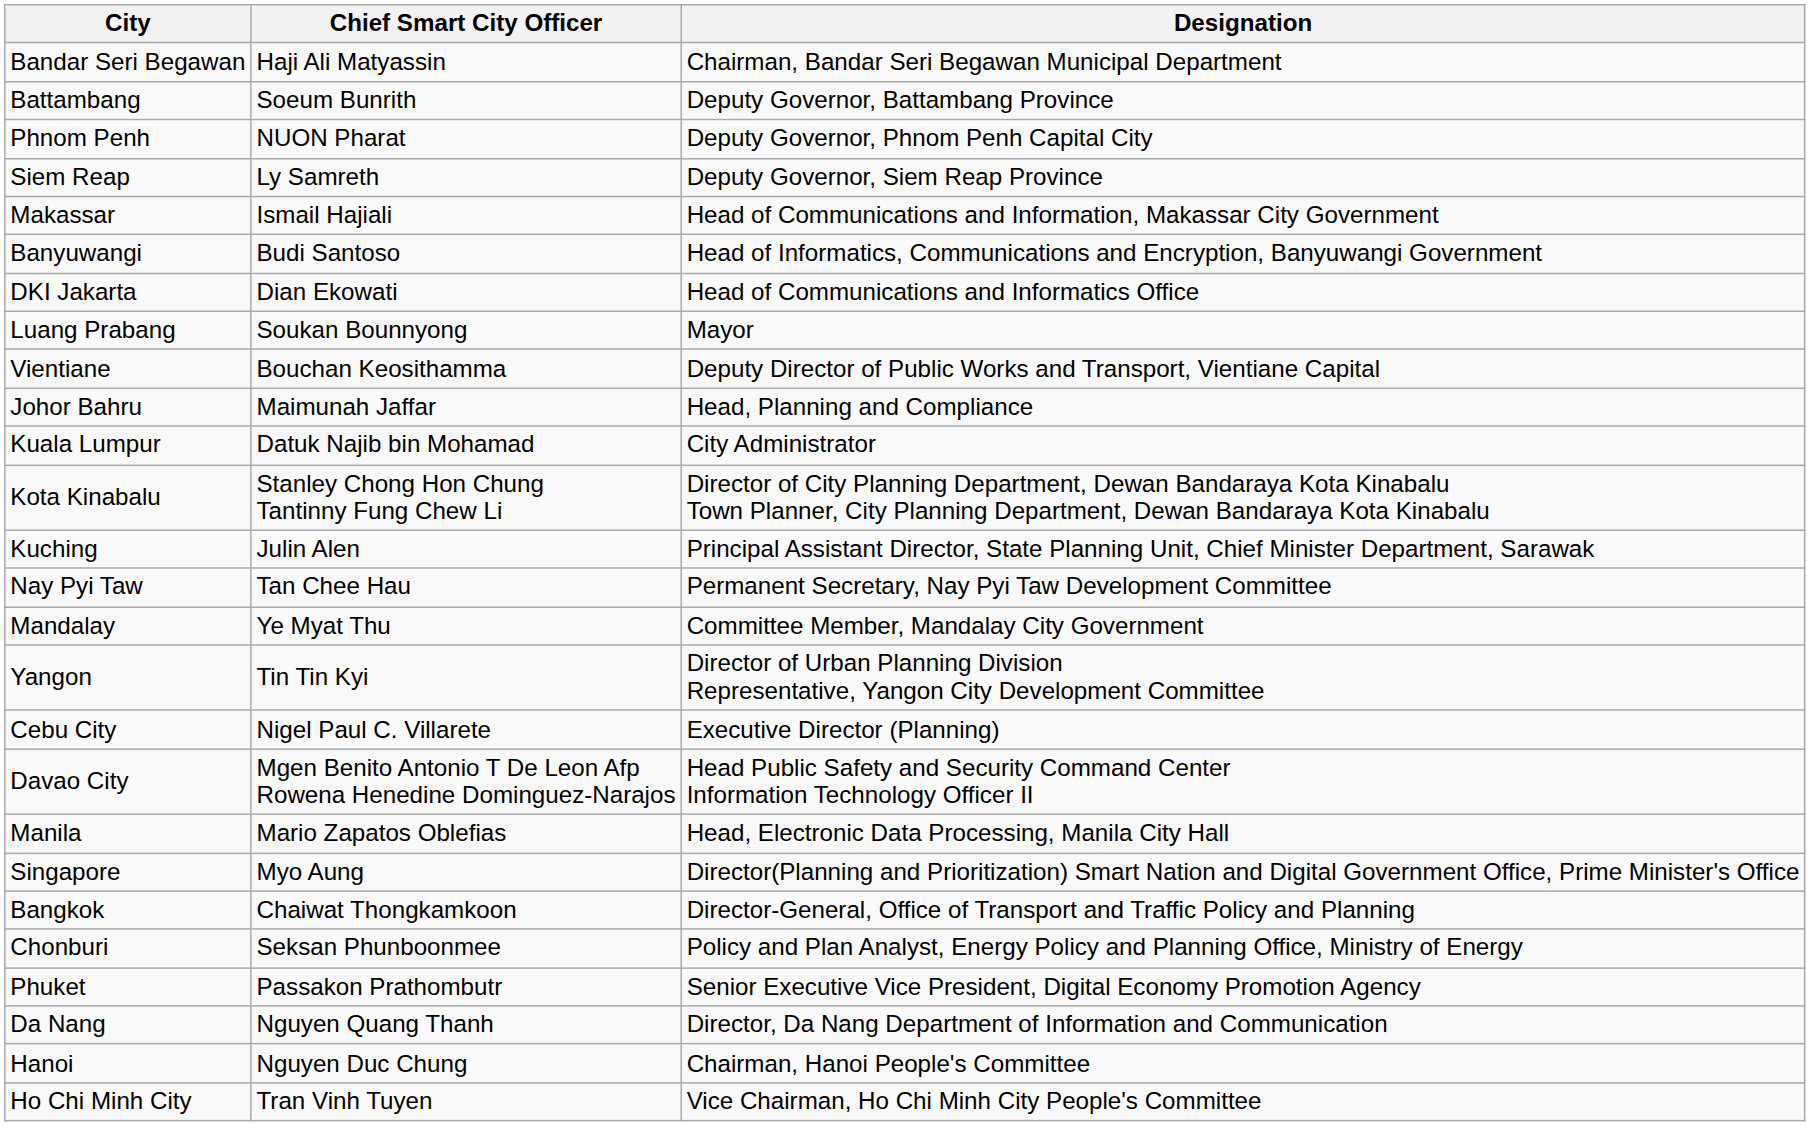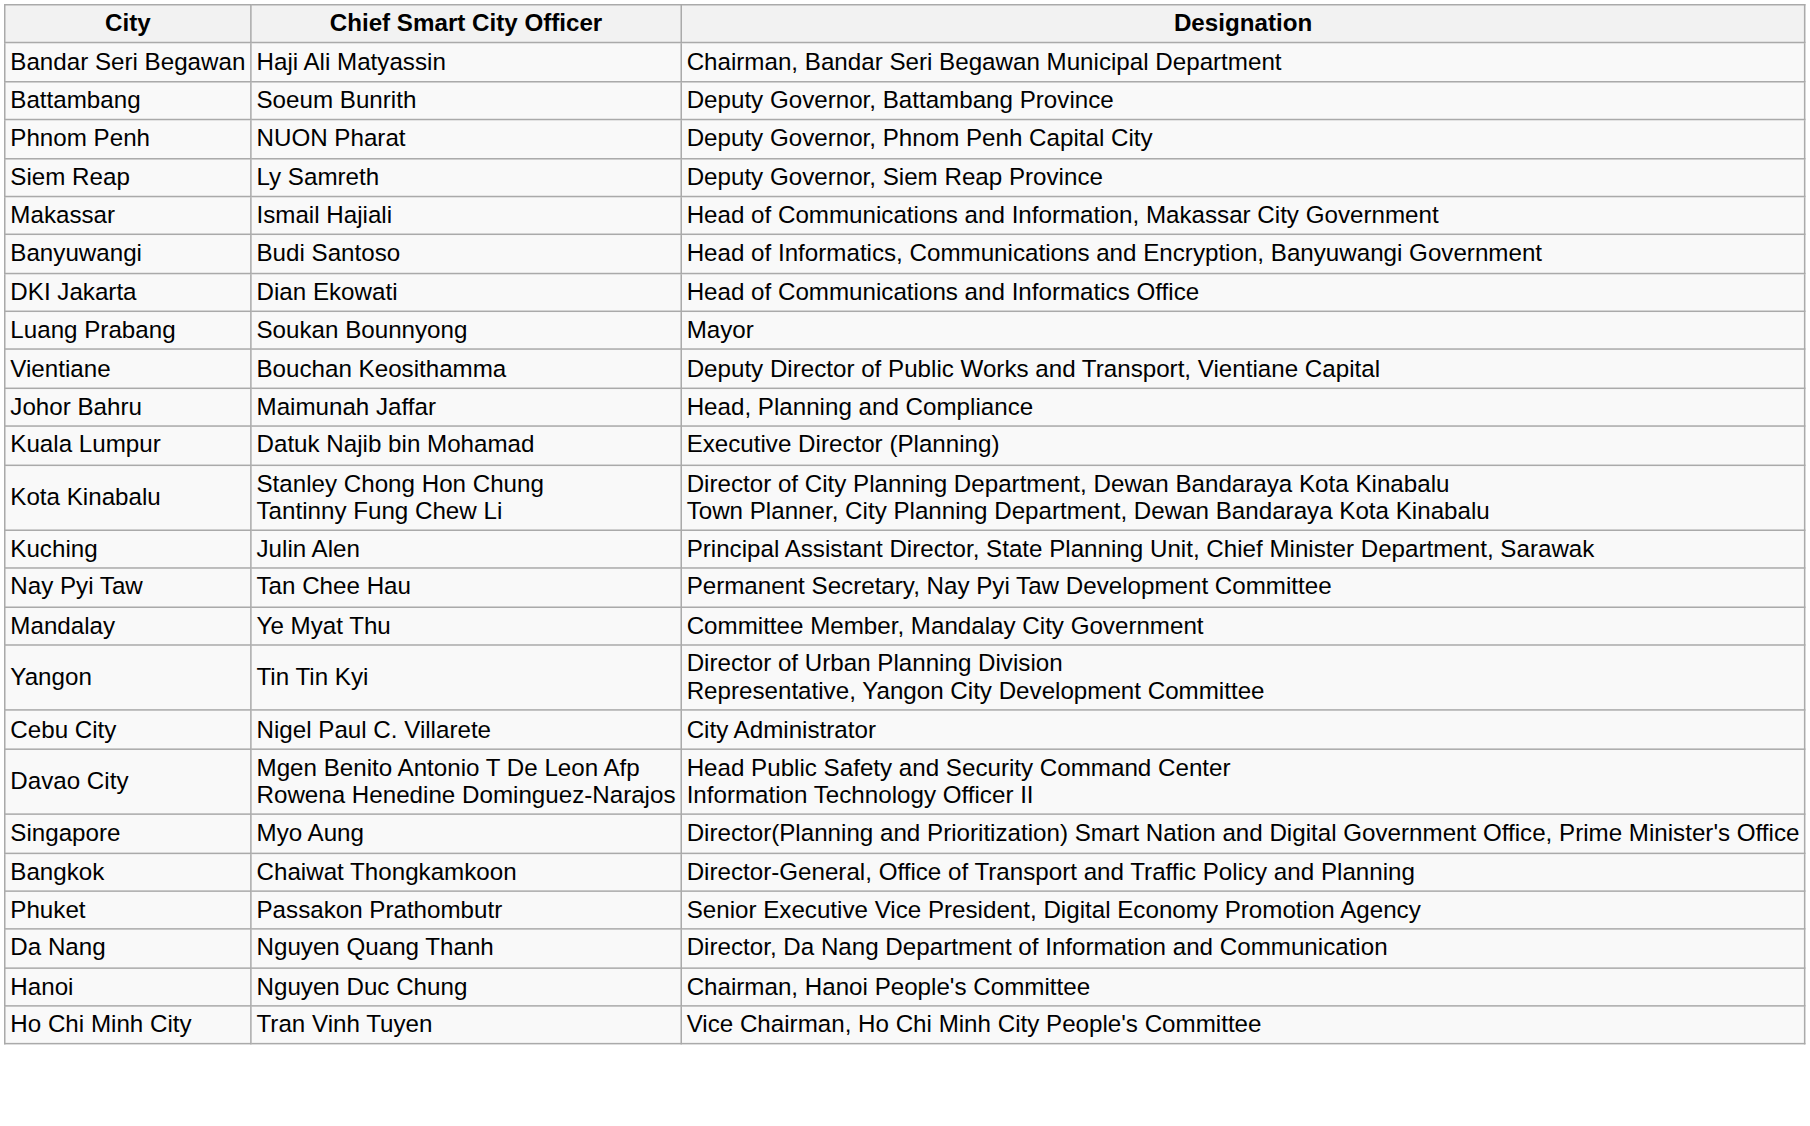(781, 445) City Administrator -> (843, 445) Executive Director (Planning)
(843, 729) Executive Director (Planning) -> (781, 729) City Administrator
- row: (46, 833)
- row: (59, 948)
